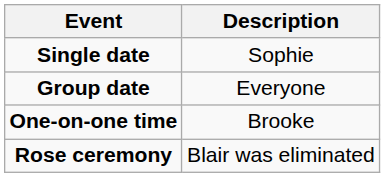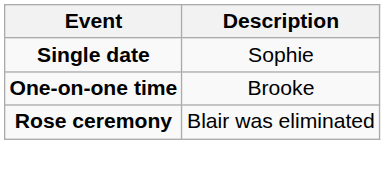- row: (93, 88)
